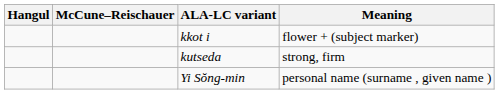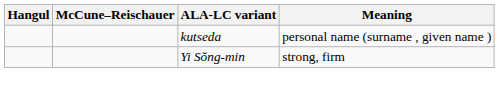- row: (195, 36)
(314, 57) strong, firm -> (387, 36) personal name (surname , given name )
(387, 78) personal name (surname , given name ) -> (314, 57) strong, firm
